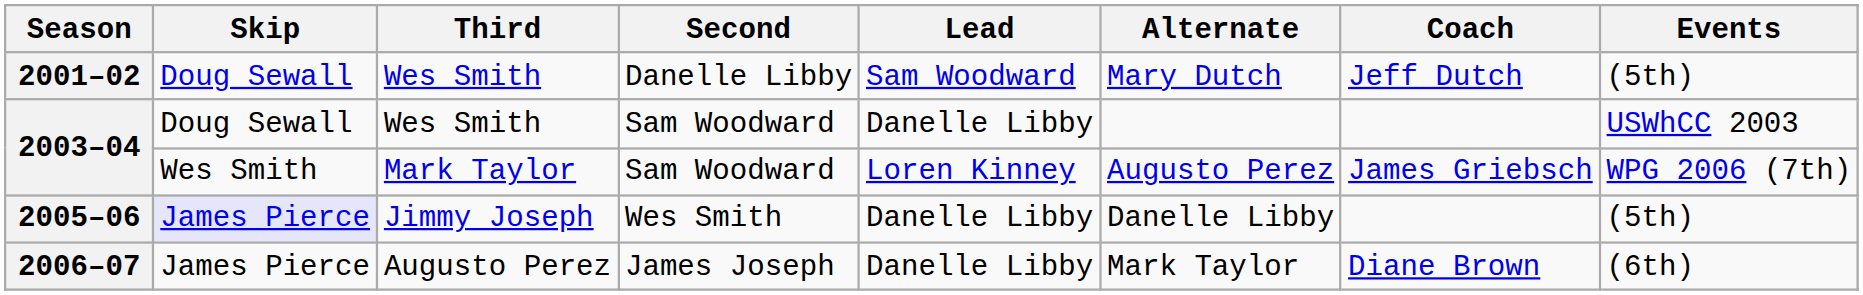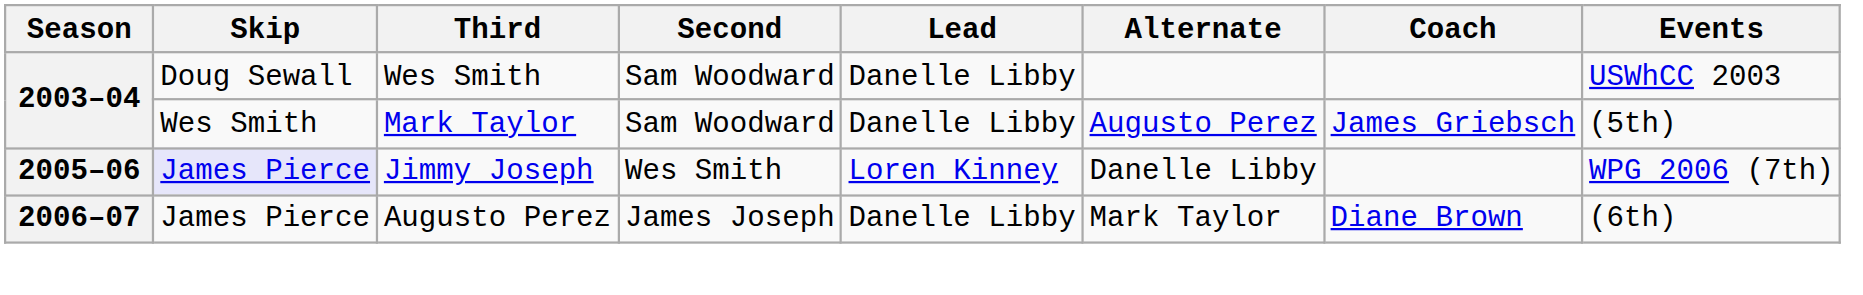- row: (79, 76)
(971, 171) Loren Kinney -> (962, 124) Danelle Libby
(1729, 171) WPG 2006 (7th) -> (1633, 124) (5th)
(980, 219) Danelle Libby -> (953, 171) Loren Kinney
(1650, 219) (5th) -> (1711, 171) WPG 2006 (7th)
